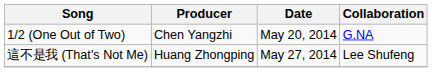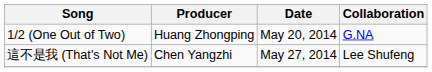(193, 34) Chen Yangzhi -> (204, 34) Huang Zhongping
(204, 55) Huang Zhongping -> (193, 55) Chen Yangzhi
